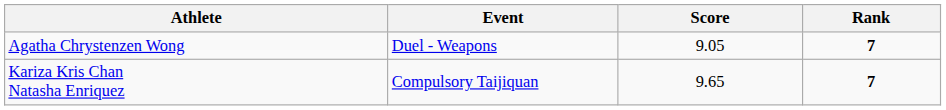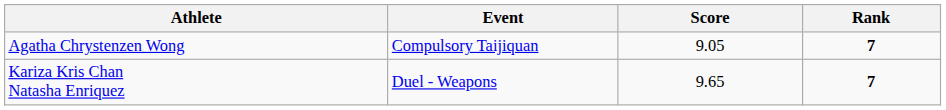(444, 45) Duel - Weapons -> (465, 45) Compulsory Taijiquan
(465, 82) Compulsory Taijiquan -> (444, 82) Duel - Weapons
